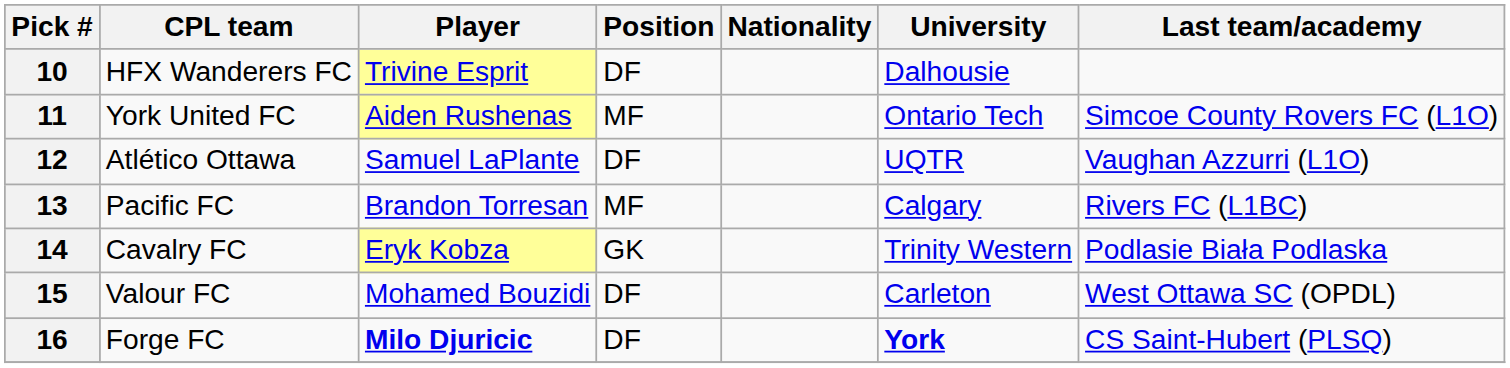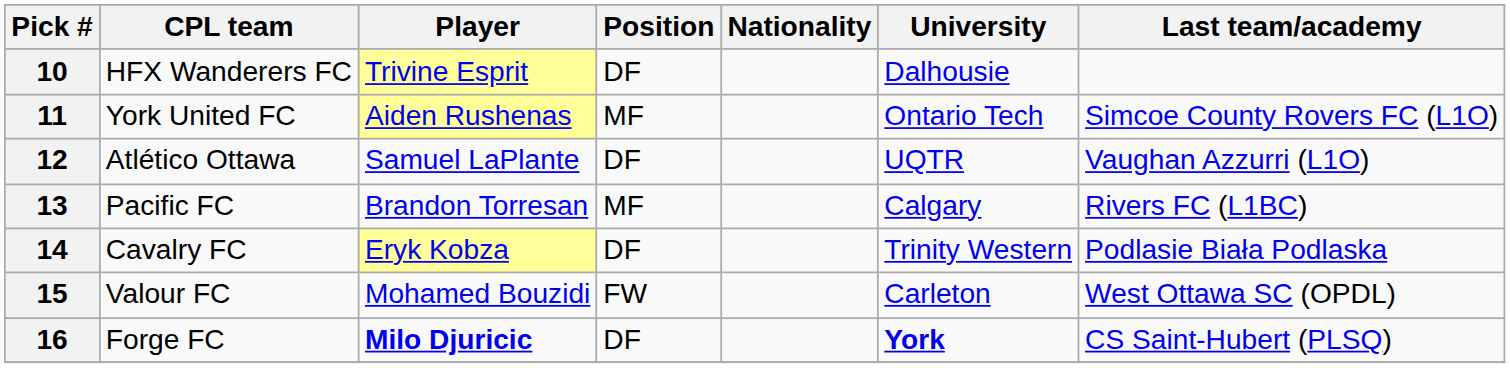(624, 250) GK -> (622, 250) DF
(622, 294) DF -> (625, 294) FW
